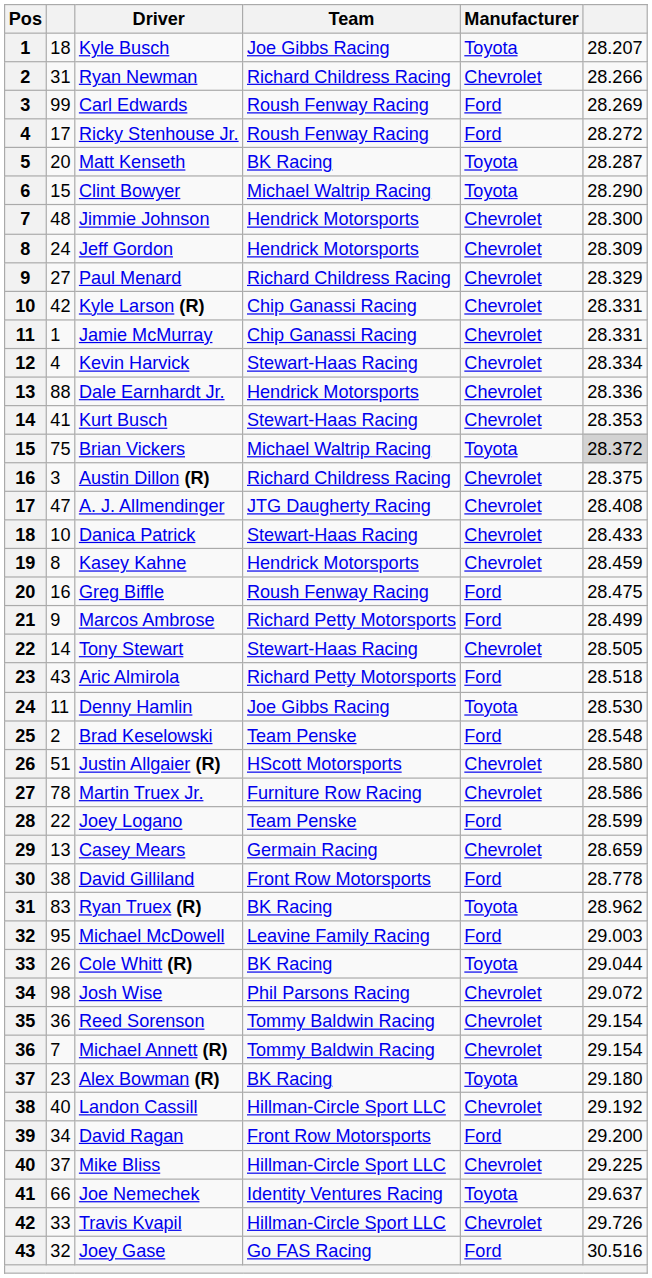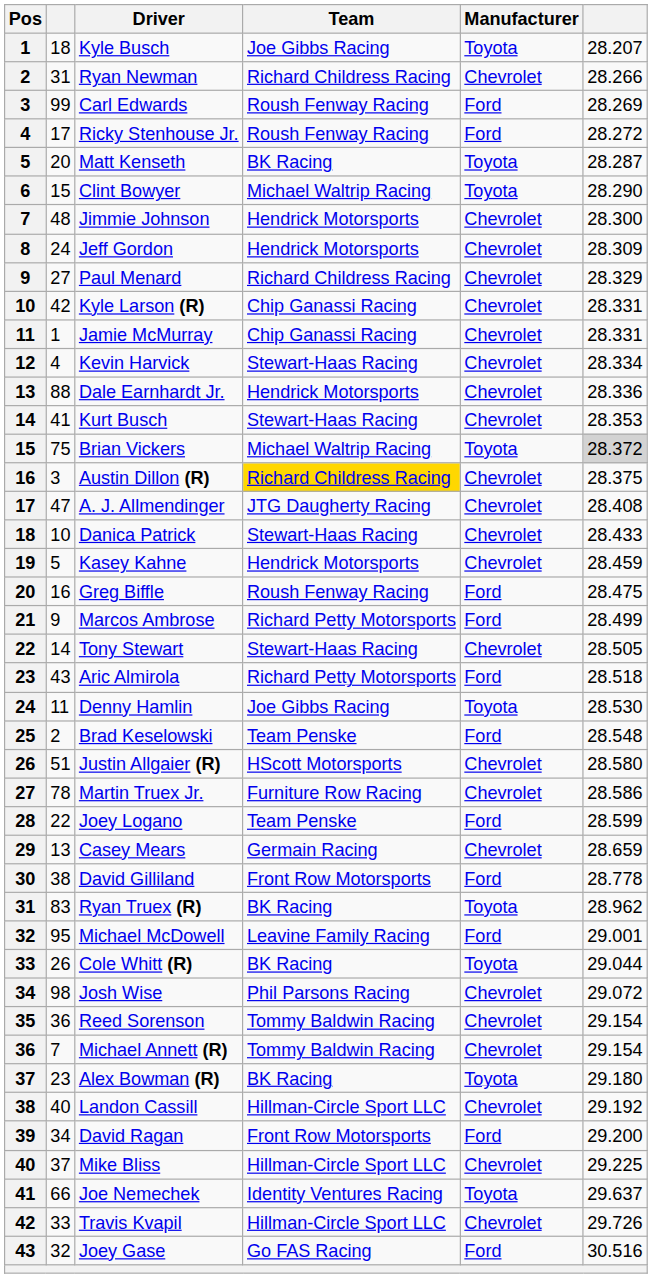(349, 477) no background -> (349, 477) gold background
(55, 563) 8 -> (55, 563) 5
(615, 935) 29.003 -> (615, 935) 29.001
